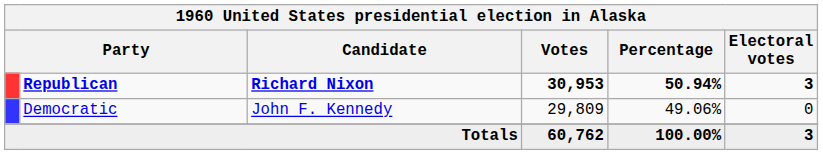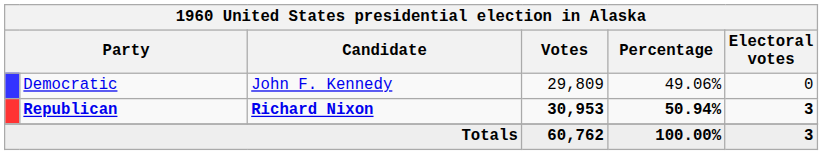rows swapped: (70, 86) <-> (70, 111)
